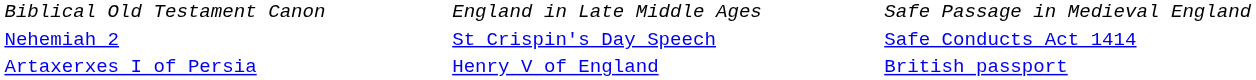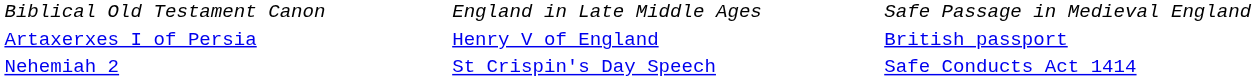rows swapped: (131, 67) <-> (62, 39)
